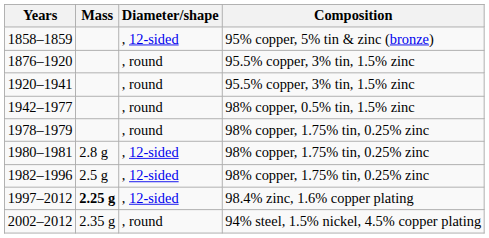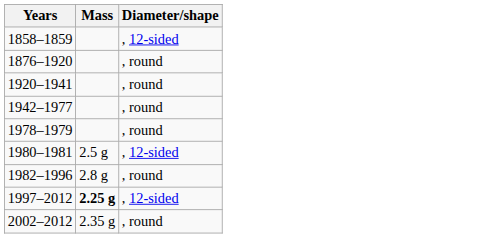- column: (353, 15)
(94, 152) 2.8 g -> (94, 152) 2.5 g
(94, 175) 2.5 g -> (94, 175) 2.8 g
(150, 175) , 12-sided -> (142, 175) , round
